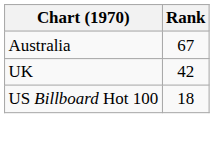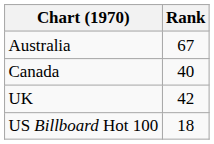+ row: (34, 71)
